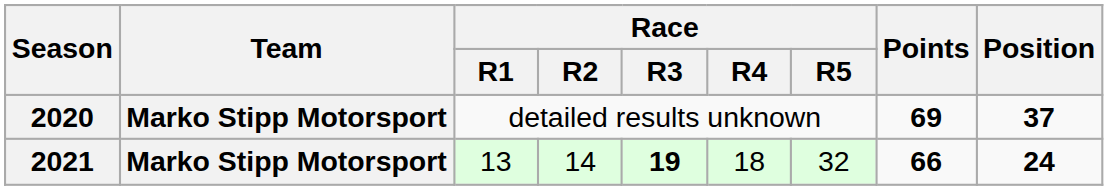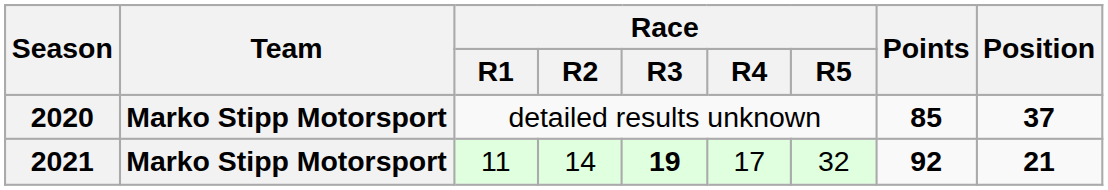(926, 117) 69 -> (926, 117) 85
(496, 161) 13 -> (496, 161) 11
(749, 161) 18 -> (749, 161) 17
(926, 161) 66 -> (926, 161) 92
(1039, 161) 24 -> (1039, 161) 21
